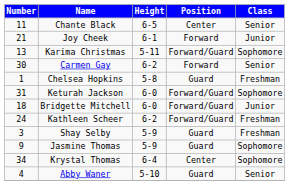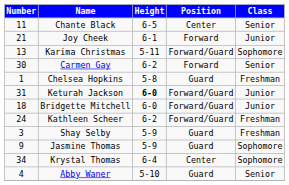(149, 92) normal -> (149, 92) bold
(260, 92) Sophomore -> (260, 92) Junior
